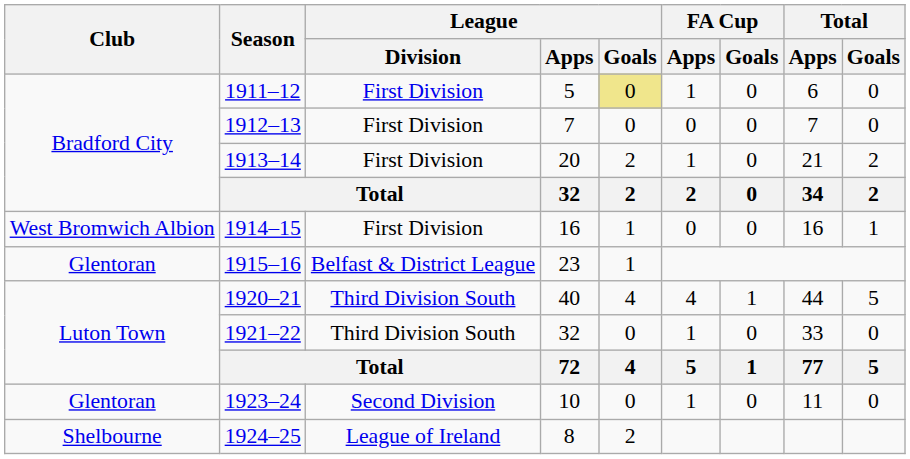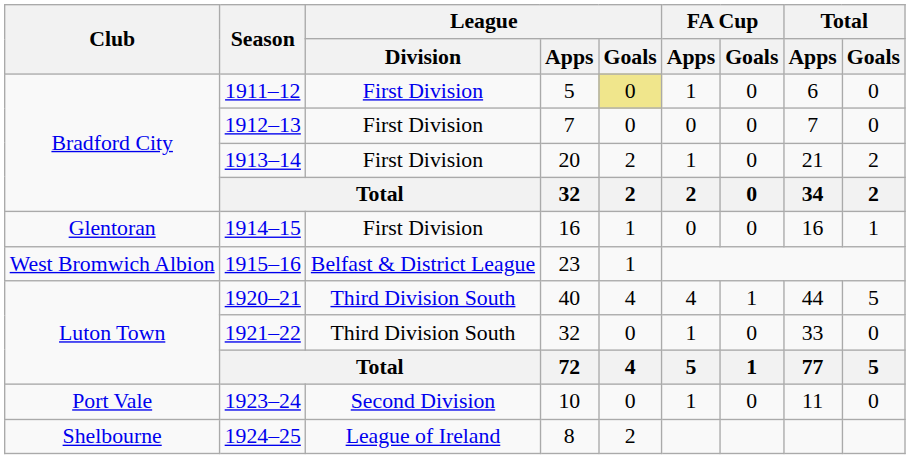(112, 228) West Bromwich Albion -> (112, 228) Glentoran
(112, 263) Glentoran -> (112, 263) West Bromwich Albion
(112, 401) Glentoran -> (112, 401) Port Vale
